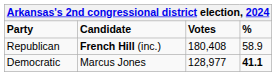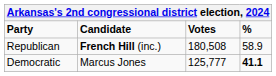(207, 46) 180,408 -> (207, 46) 180,508
(207, 63) 128,977 -> (207, 63) 125,777
